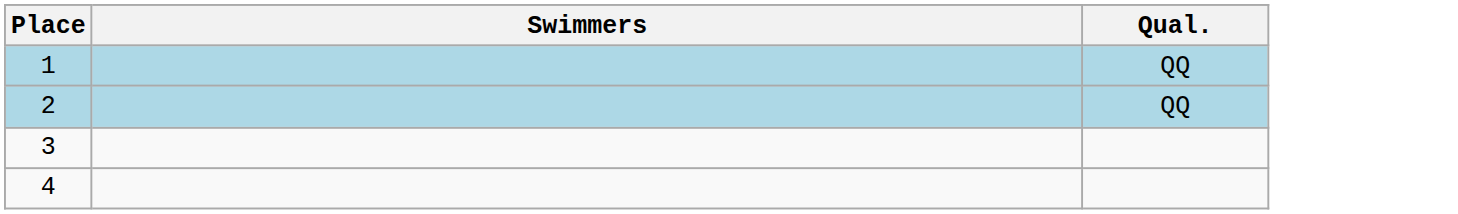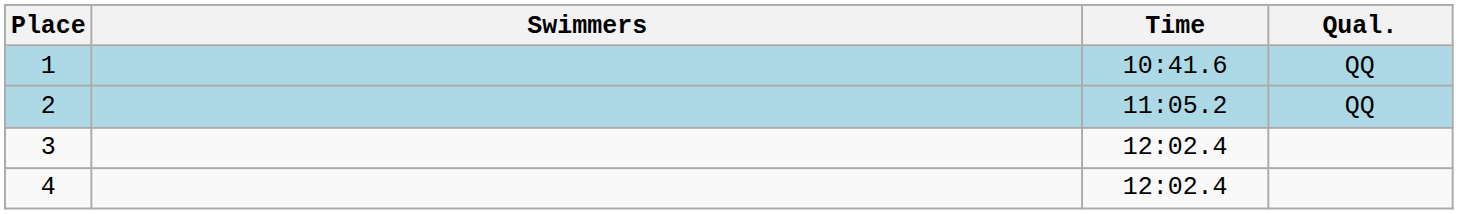+ column: (1175, 25)
